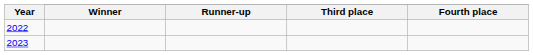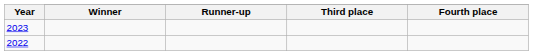rows swapped: (17, 27) <-> (17, 43)
